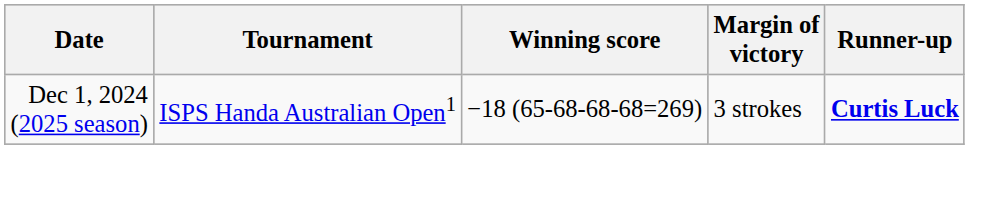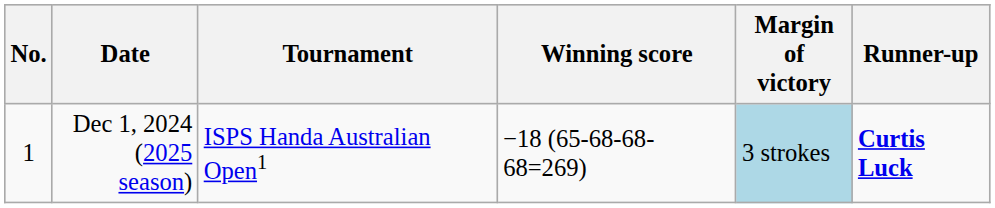+ column: (29, 54)
(758, 109) no background -> (786, 153) lightblue background
